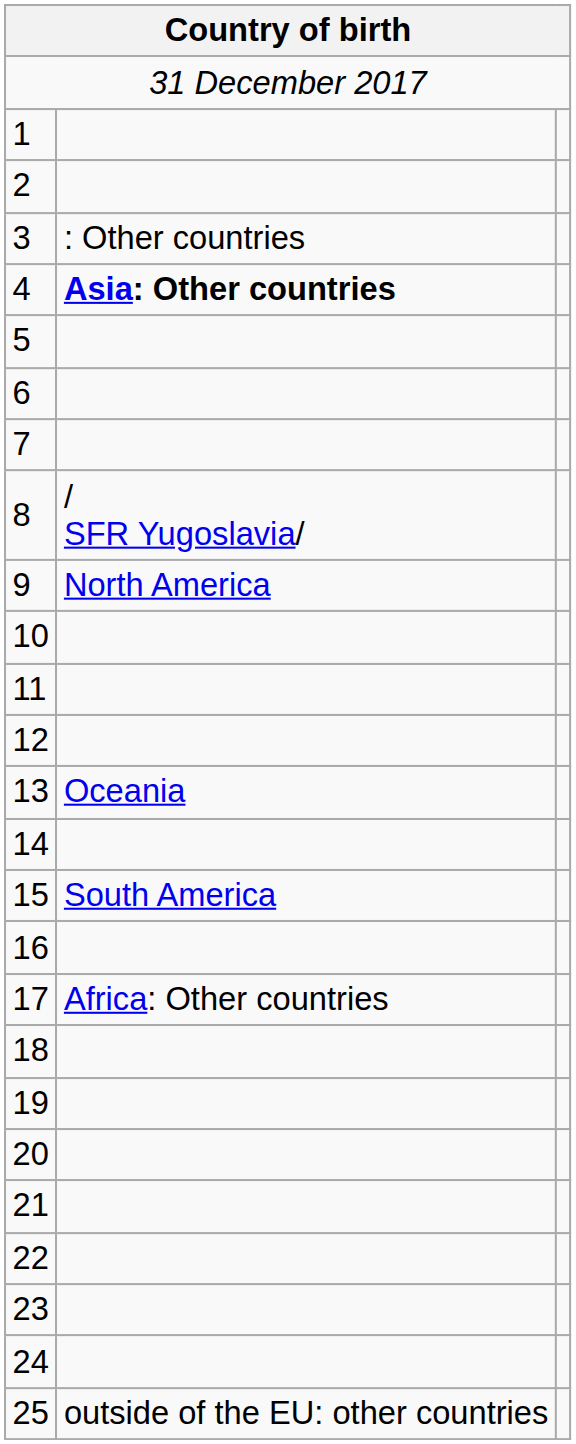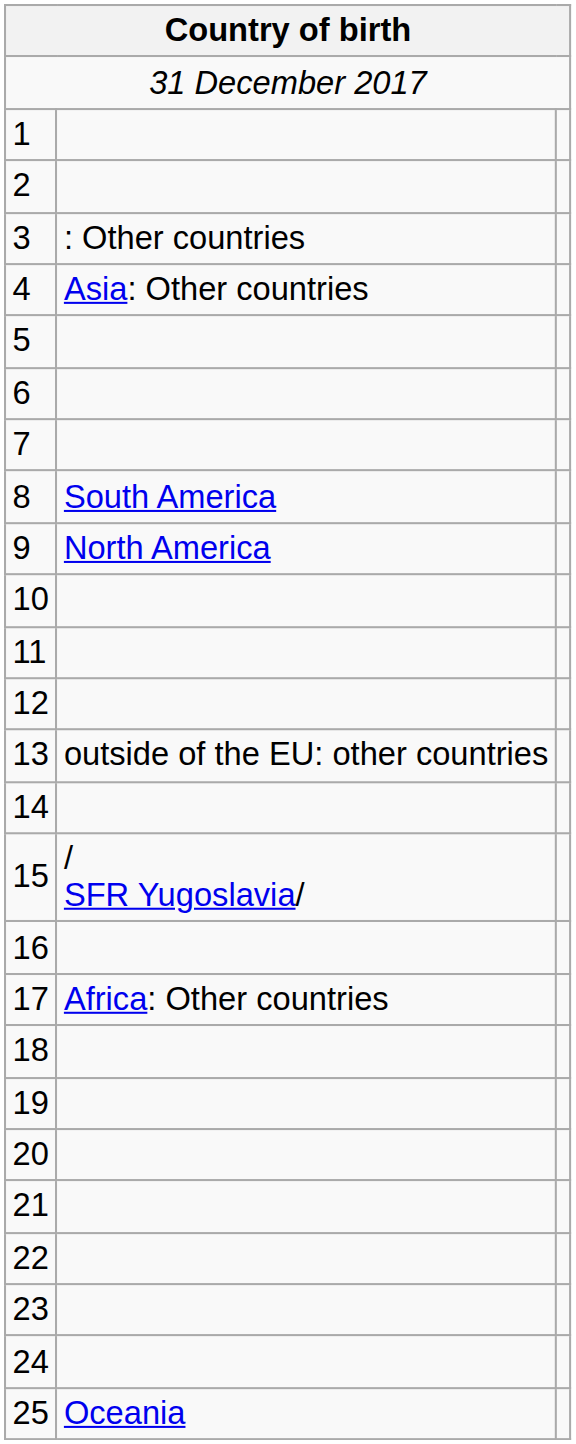(230, 289) bold -> (216, 289) normal
(184, 514) / SFR Yugoslavia/ -> (170, 496) South America
(125, 791) Oceania -> (306, 755) outside of the EU: other countries
(170, 895) South America -> (184, 876) / SFR Yugoslavia/
(306, 1412) outside of the EU: other countries -> (125, 1412) Oceania
